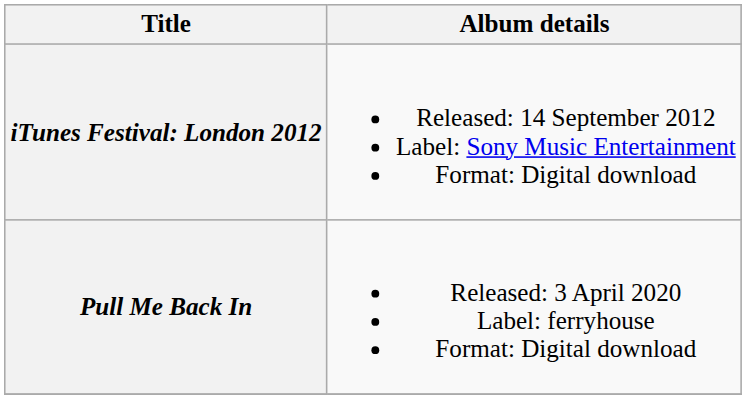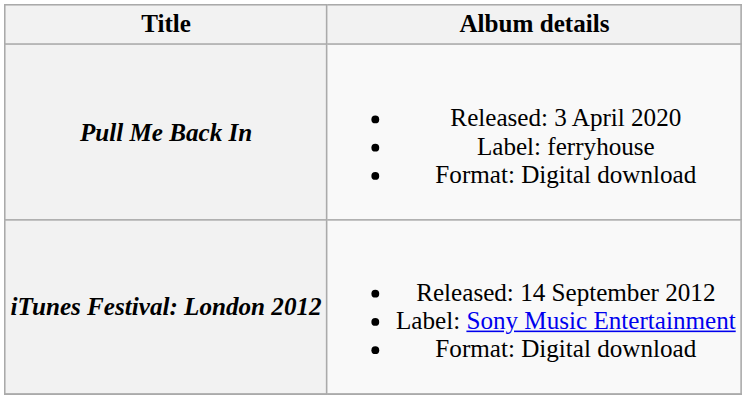rows swapped: (166, 131) <-> (166, 306)
